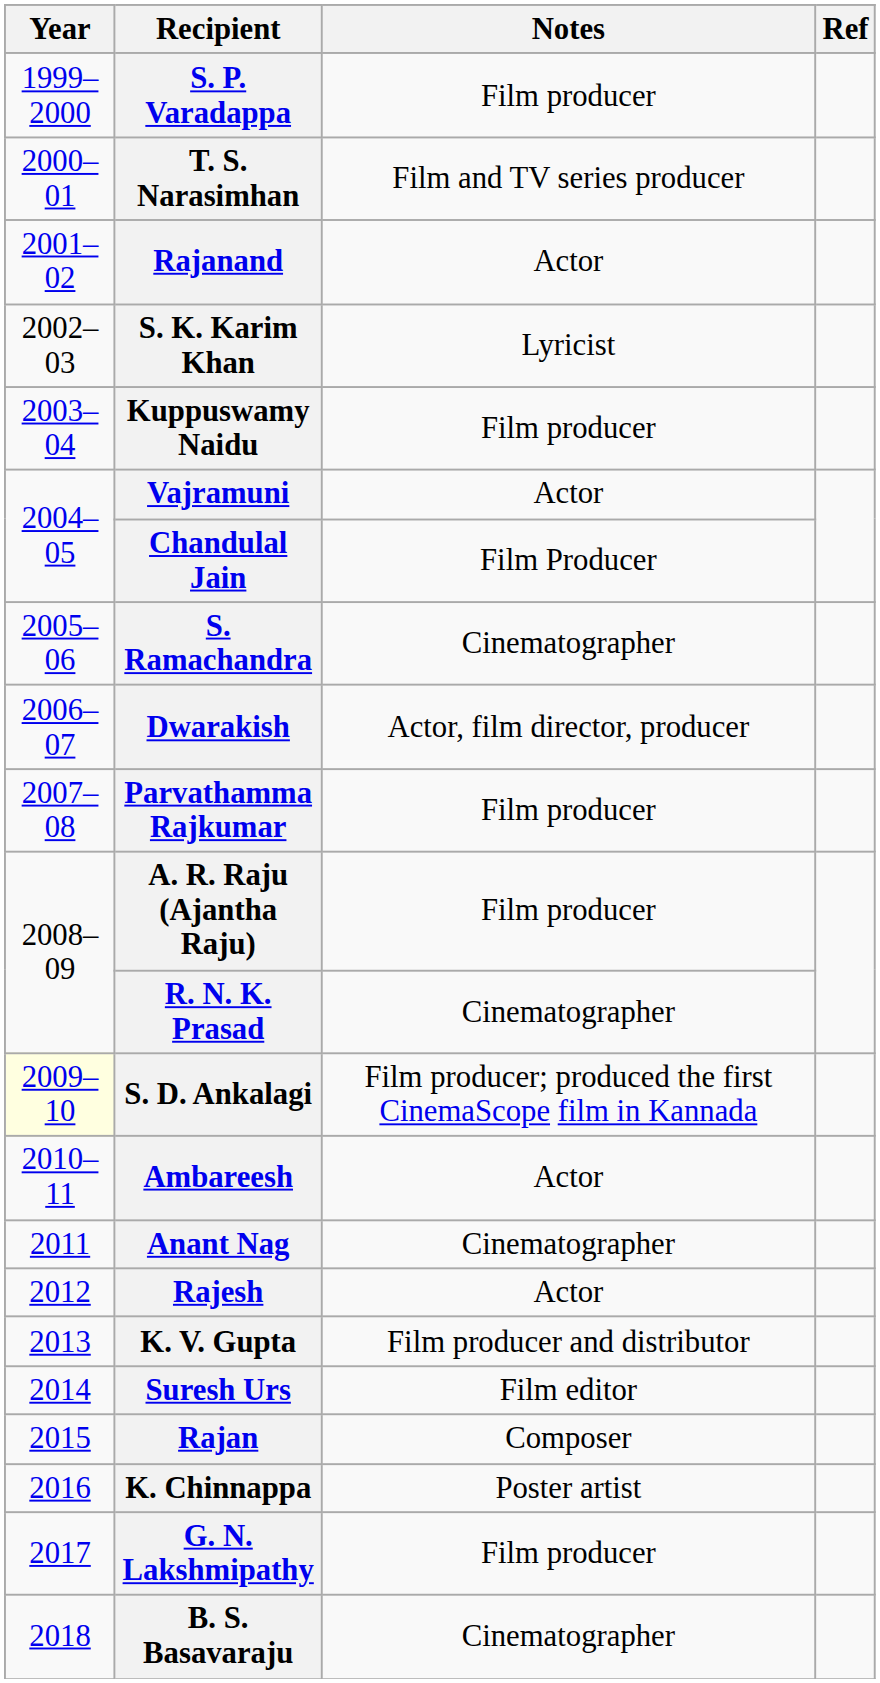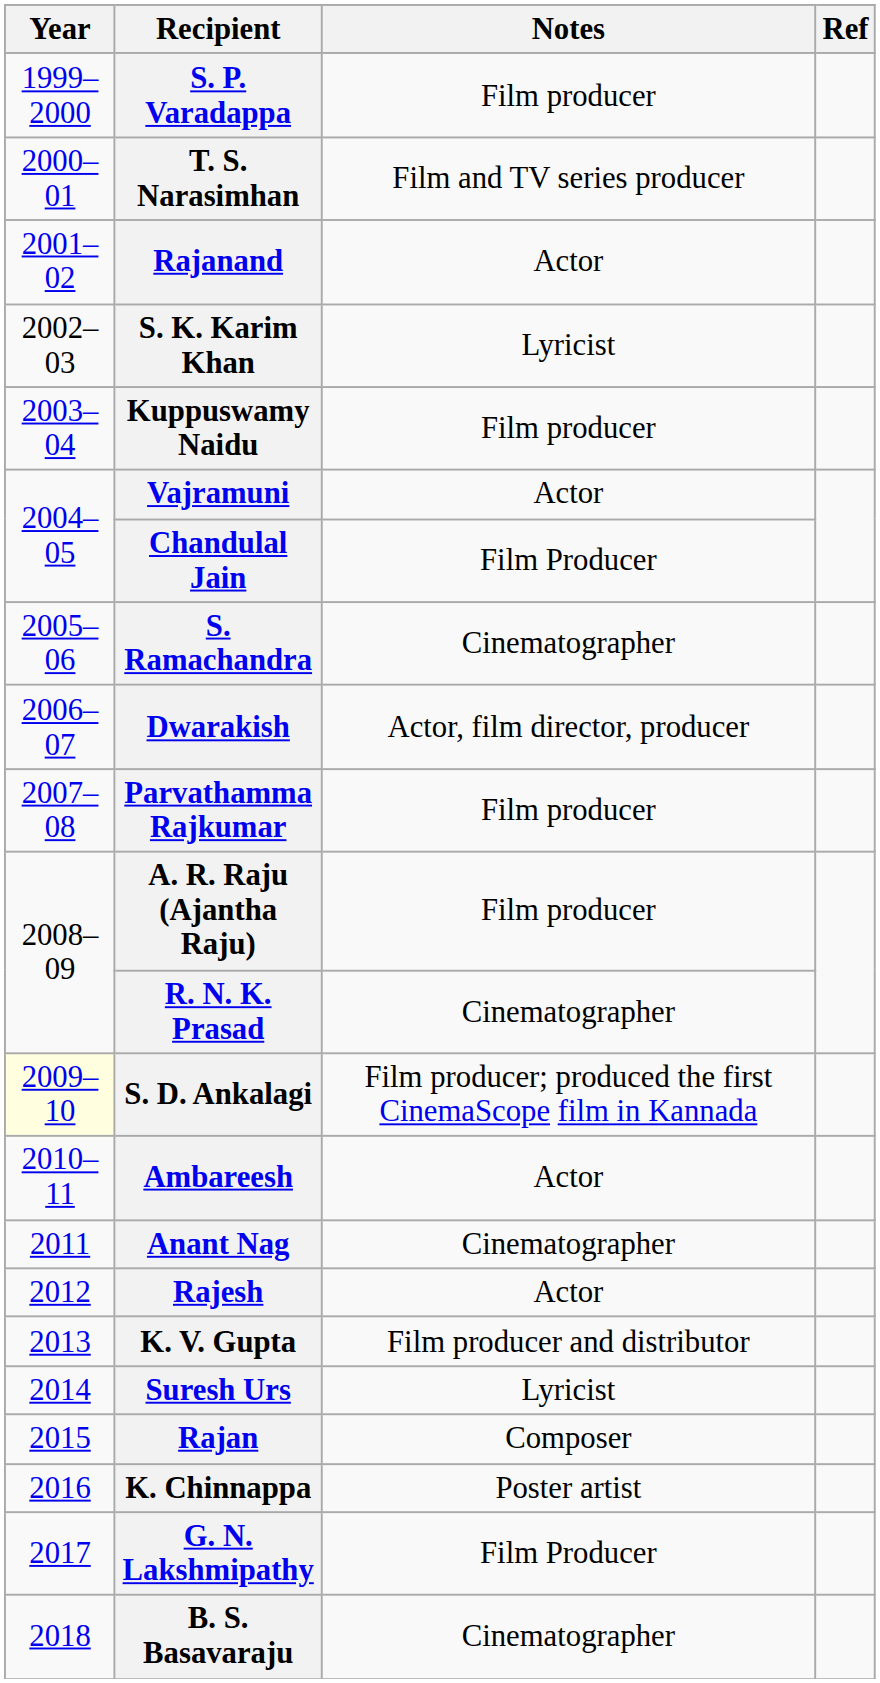(568, 1389) Film editor -> (568, 1389) Lyricist
(568, 1553) Film producer -> (568, 1553) Film Producer
